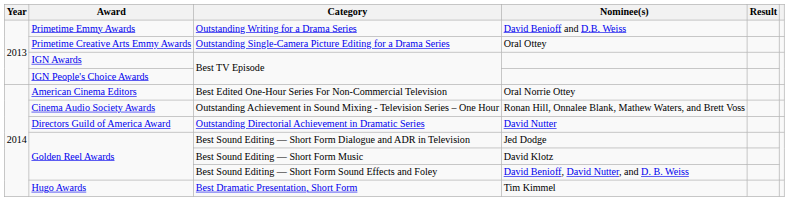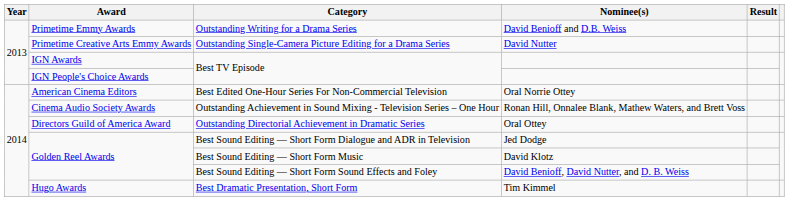(525, 44) Oral Ottey -> (530, 44) David Nutter
(530, 124) David Nutter -> (525, 124) Oral Ottey
